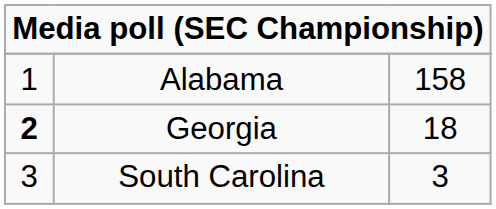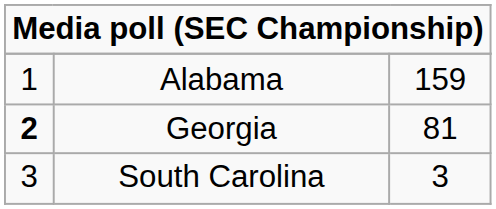(440, 78) 158 -> (440, 78) 159
(440, 128) 18 -> (440, 128) 81
